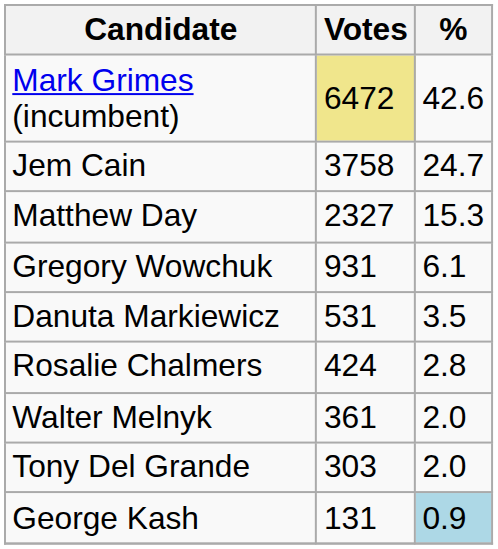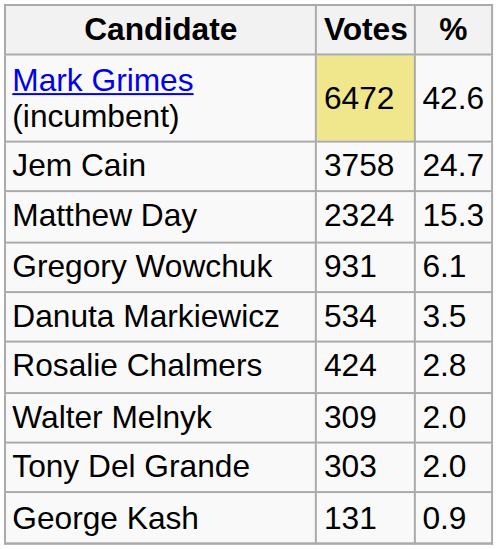(359, 215) 2327 -> (359, 215) 2324
(350, 316) 531 -> (350, 316) 534
(350, 416) 361 -> (350, 416) 309
(444, 517) lightblue background -> (444, 517) no background
